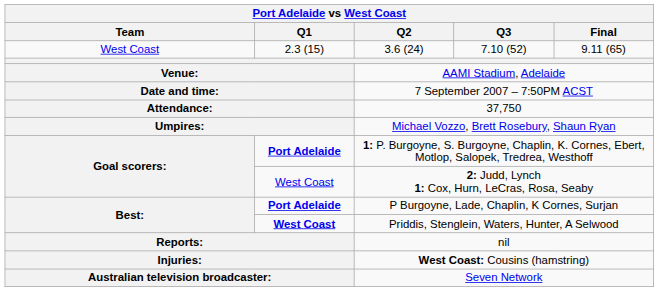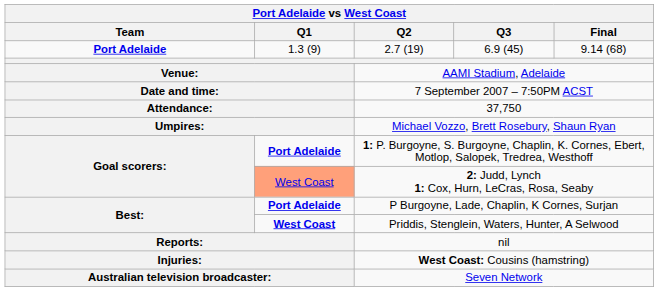+ row: (404, 50)
- row: (404, 50)
(304, 182) no background -> (304, 182) lightsalmon background
